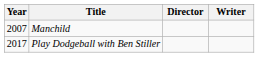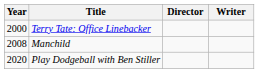+ row: (91, 28)
(17, 28) 2007 -> (17, 44) 2008
(17, 44) 2017 -> (17, 60) 2020
